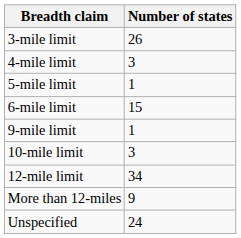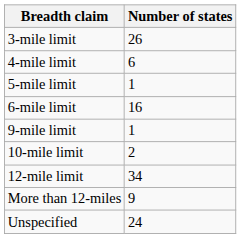(132, 61) 3 -> (132, 61) 6
(135, 107) 15 -> (135, 107) 16
(132, 153) 3 -> (132, 153) 2
